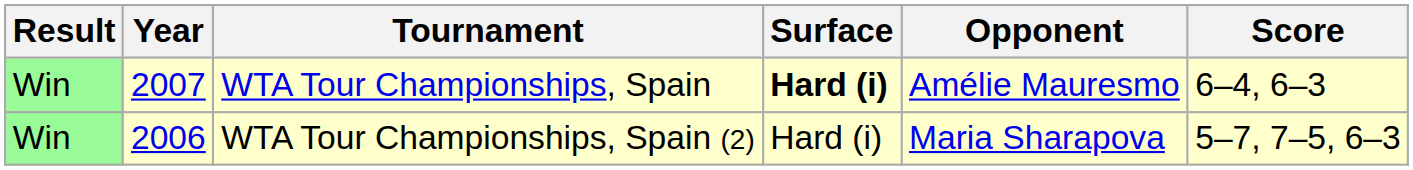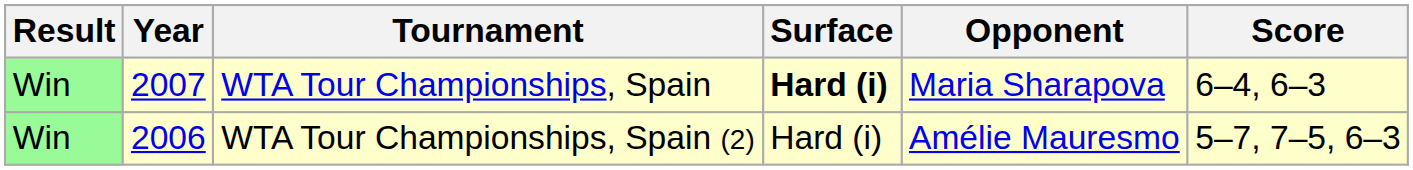(1044, 84) Amélie Mauresmo -> (1037, 84) Maria Sharapova
(1037, 137) Maria Sharapova -> (1044, 137) Amélie Mauresmo
